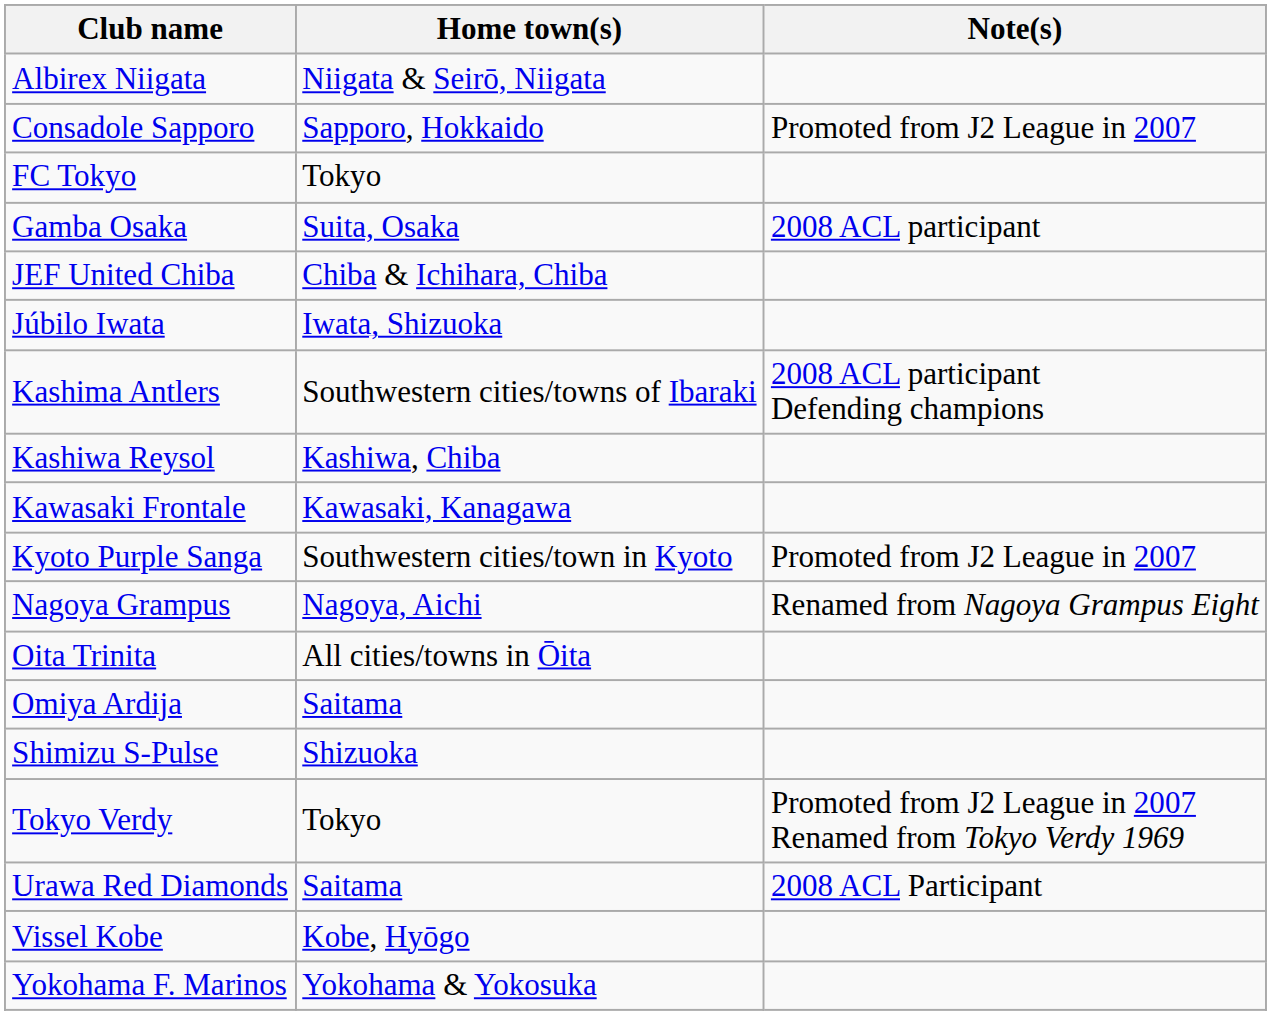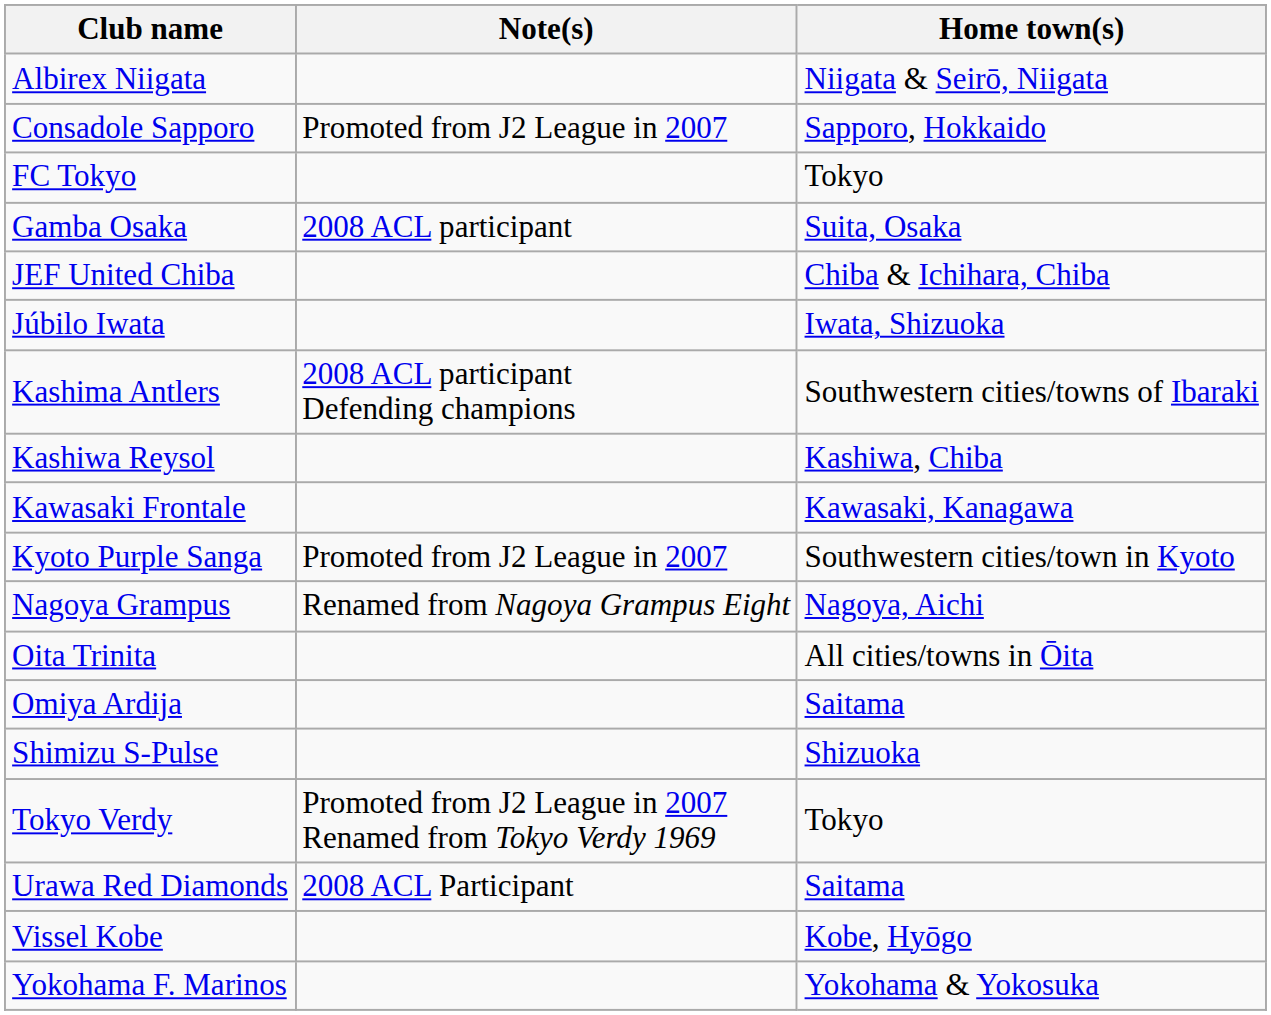columns swapped: (529, 29) <-> (1015, 29)
